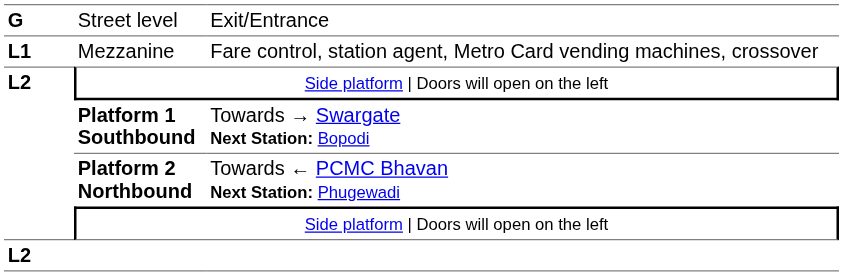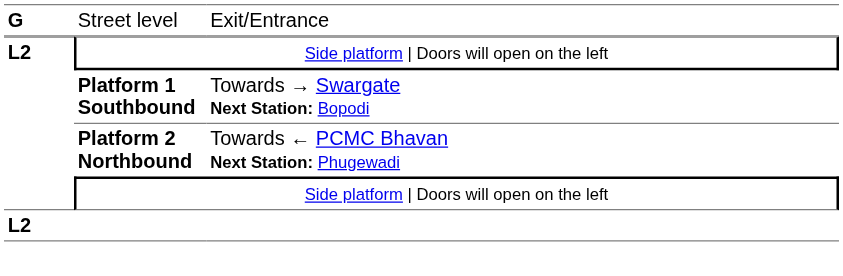- row: (126, 51)
